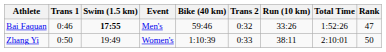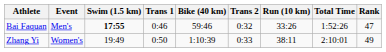columns swapped: (158, 12) <-> (65, 12)
(369, 41) 50 -> (369, 41) 49
